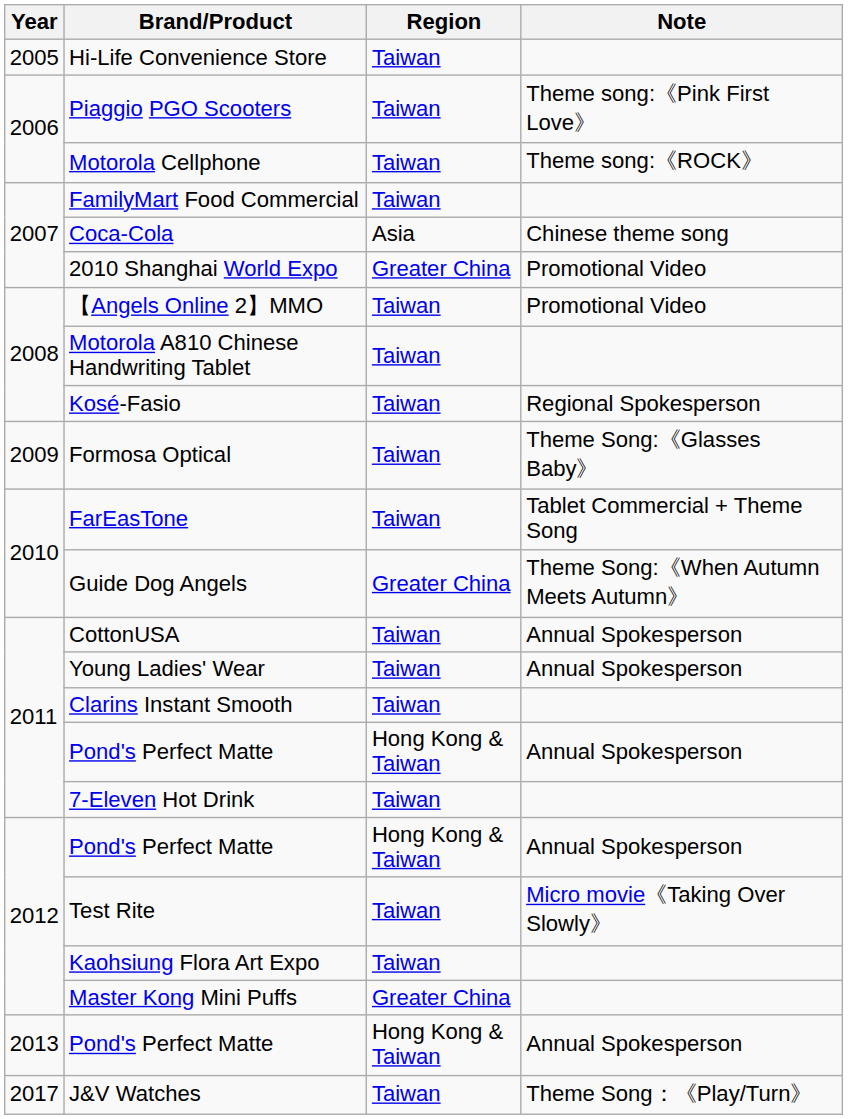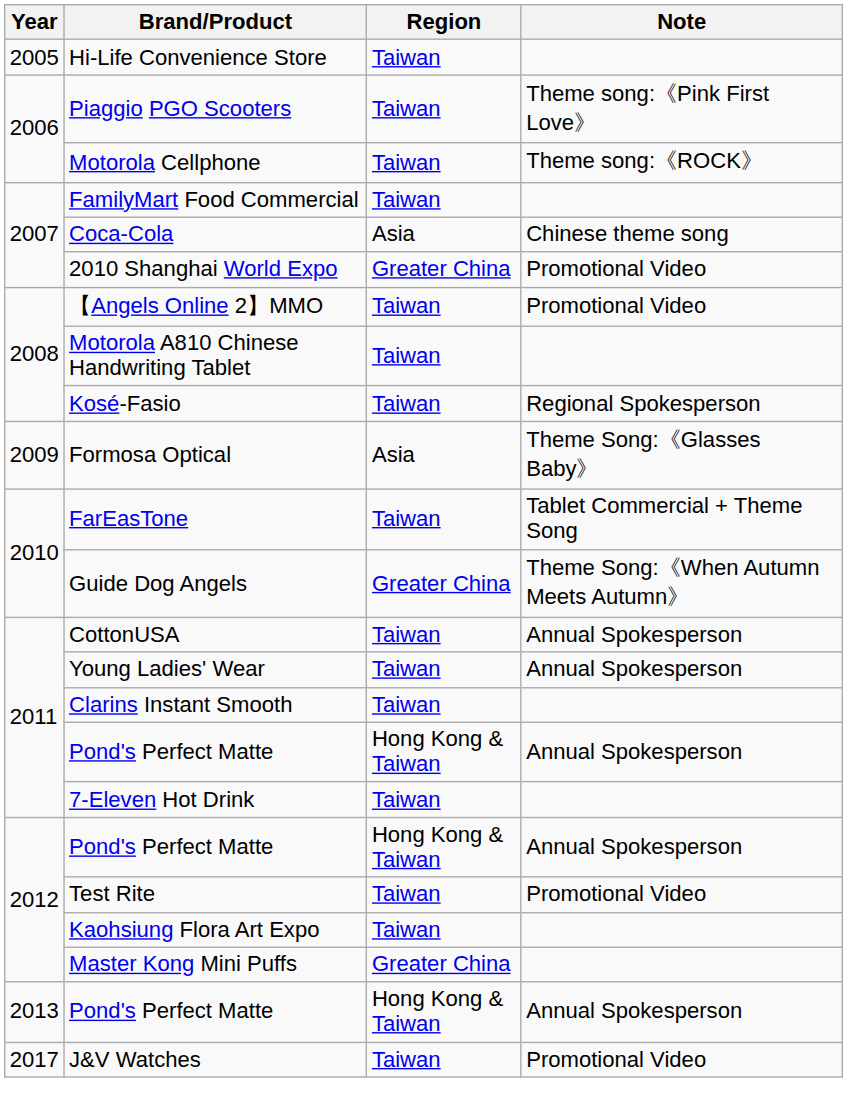(406, 454) Taiwan -> (393, 454) Asia
(656, 910) Micro movie《Taking Over Slowly》 -> (616, 894) Promotional Video
(669, 1093) Theme Song：《Play/Turn》 -> (616, 1059) Promotional Video
